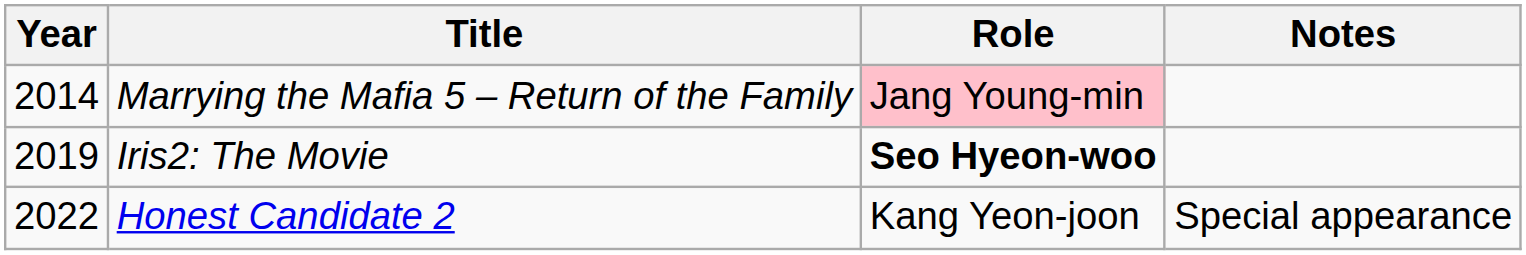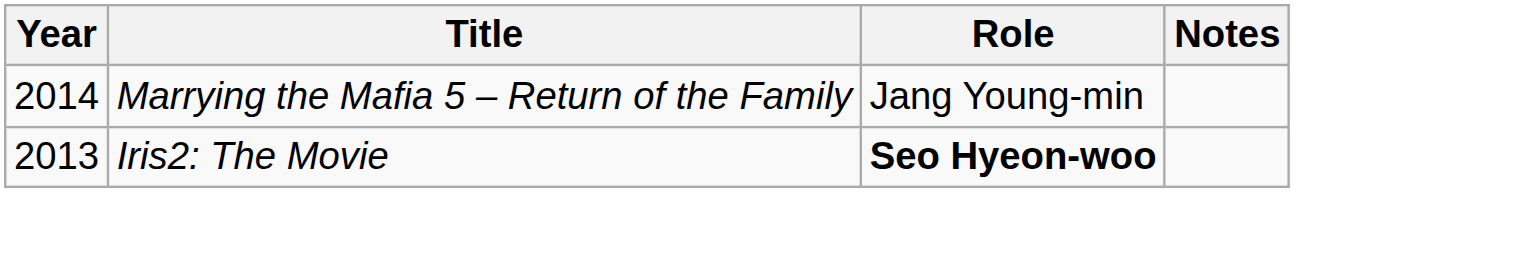(1007, 95) pink background -> (1007, 95) no background
(57, 156) 2019 -> (57, 156) 2013
- row: (286, 216)
